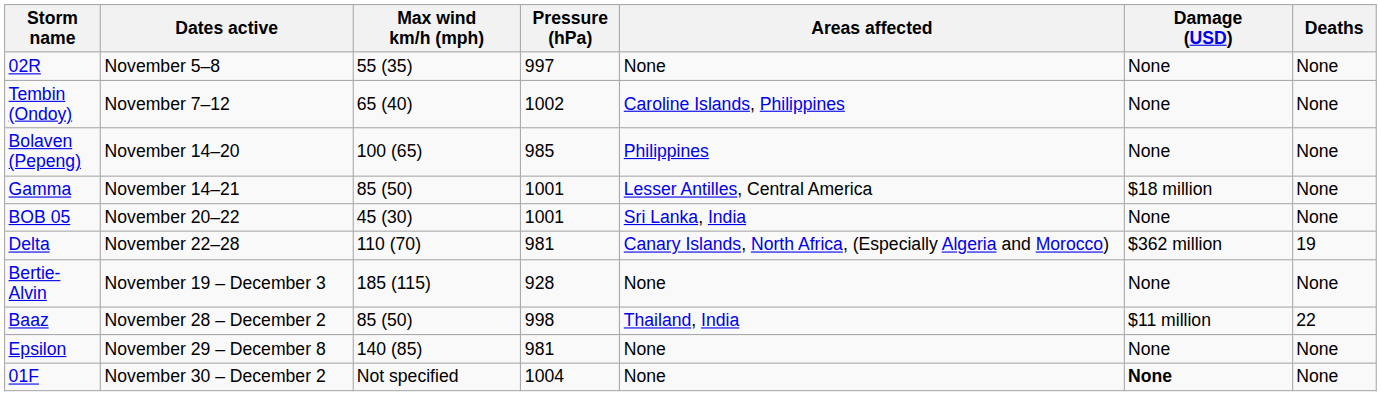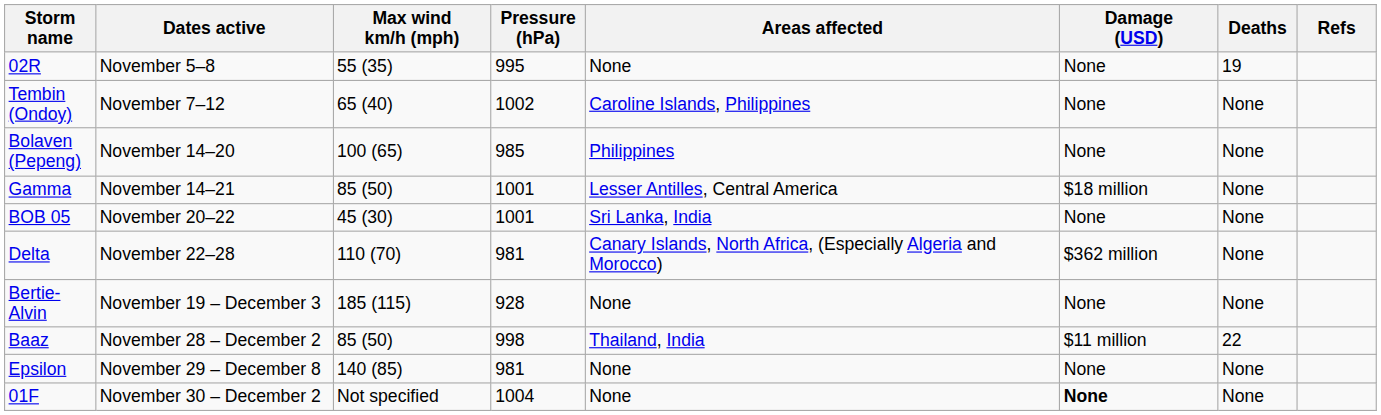+ column: (1337, 28)
(540, 66) 997 -> (510, 66) 995
(1317, 66) None -> (1232, 66) 19
(1306, 245) 19 -> (1243, 255) None
